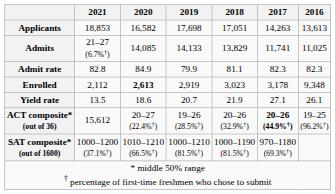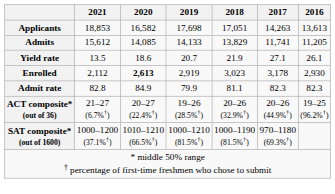(97, 48) 21–27 (6.7%†) -> (98, 42) 15,612
(314, 48) 11,025 -> (314, 42) 11,205
rows swapped: (40, 69) <-> (40, 100)
(314, 84) 9,348 -> (314, 73) 2,930
(98, 120) 15,612 -> (97, 109) 21–27 (6.7%†)
(278, 120) bold -> (278, 109) normal
